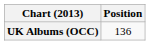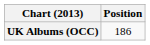(123, 31) 136 -> (123, 31) 186
